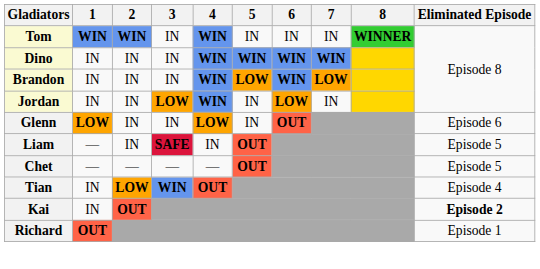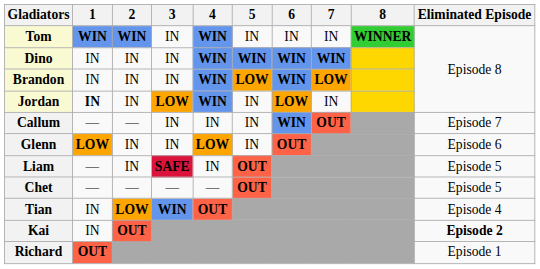(92, 101) normal -> (92, 101) bold
+ row: (39, 123)
